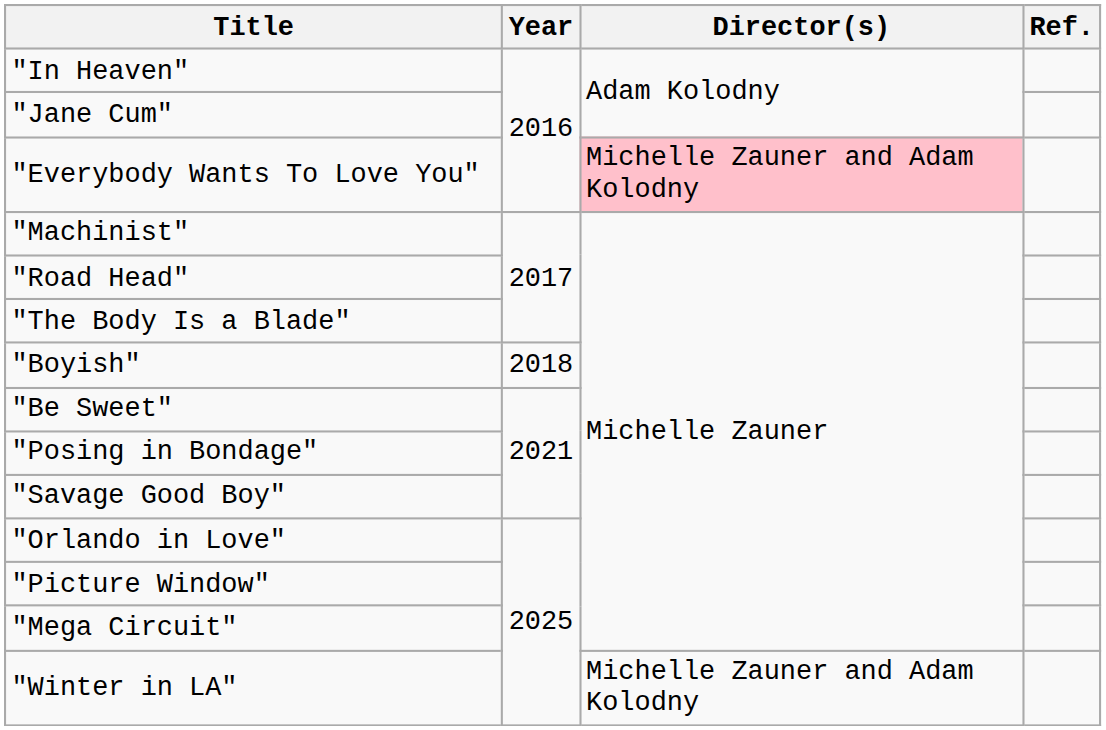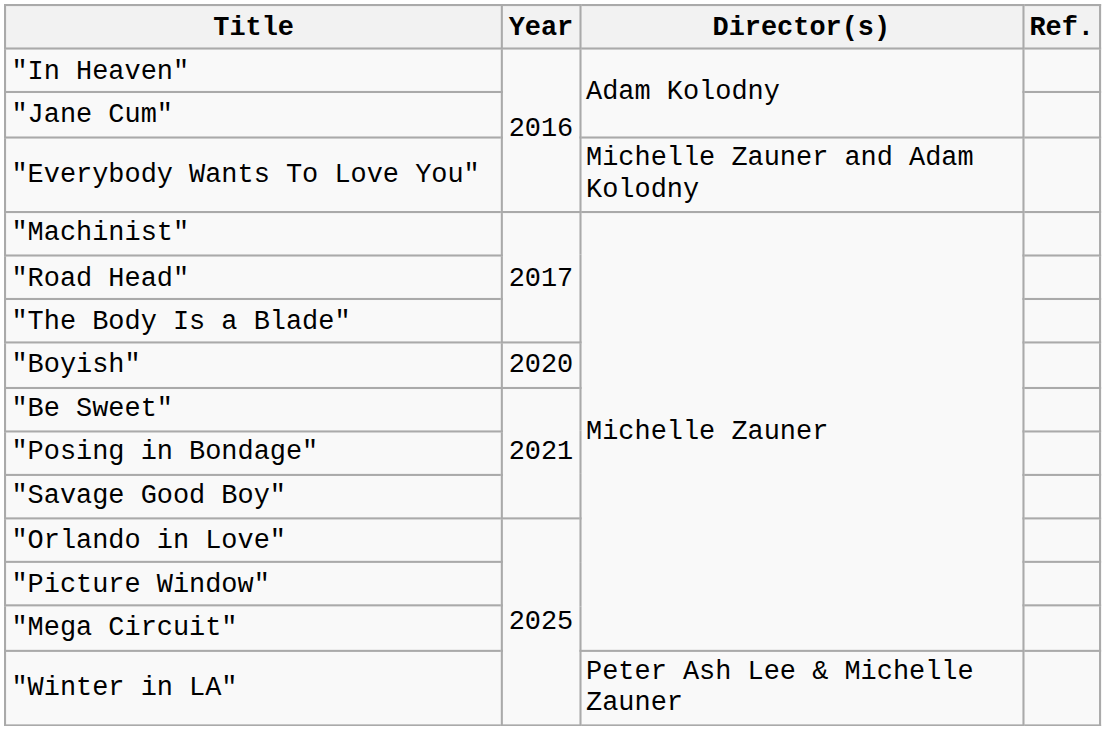(780, 174) pink background -> (780, 174) no background
(541, 365) 2018 -> (541, 365) 2020
(780, 688) Michelle Zauner and Adam Kolodny -> (780, 688) Peter Ash Lee & Michelle Zauner
